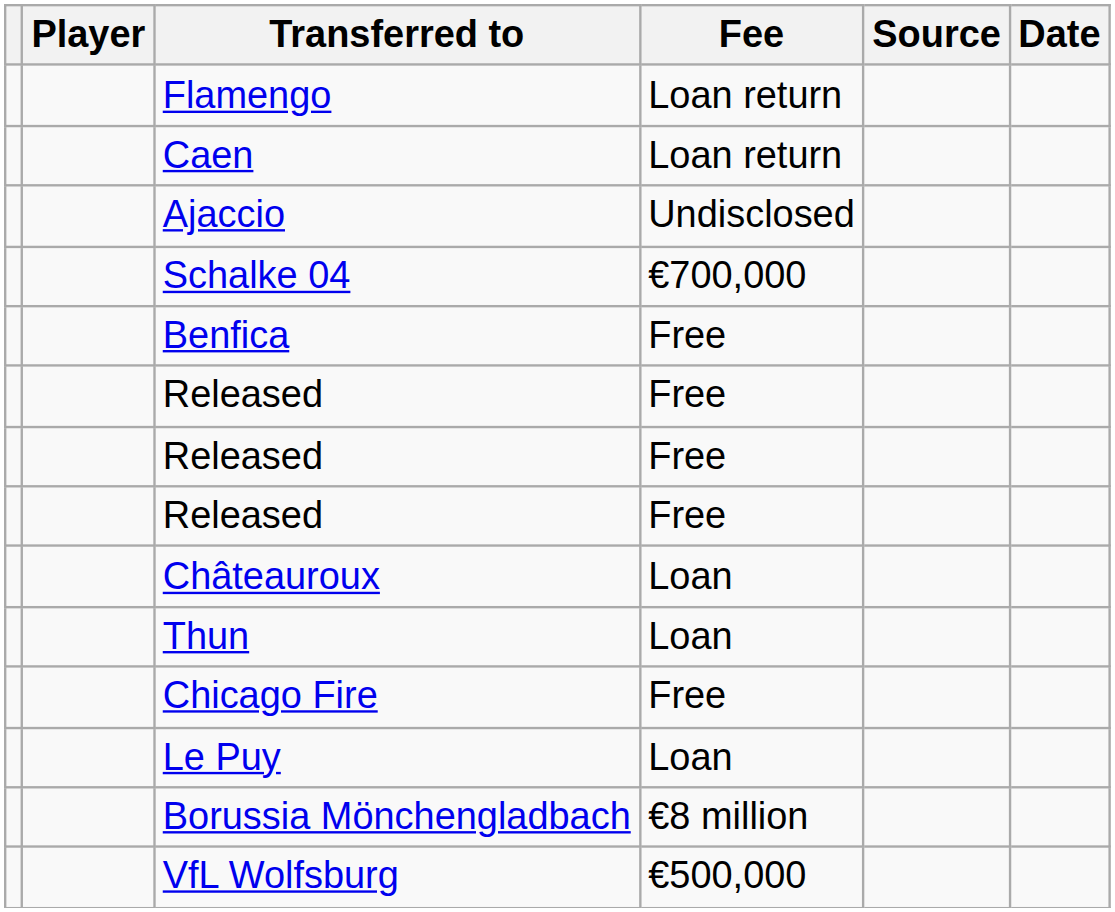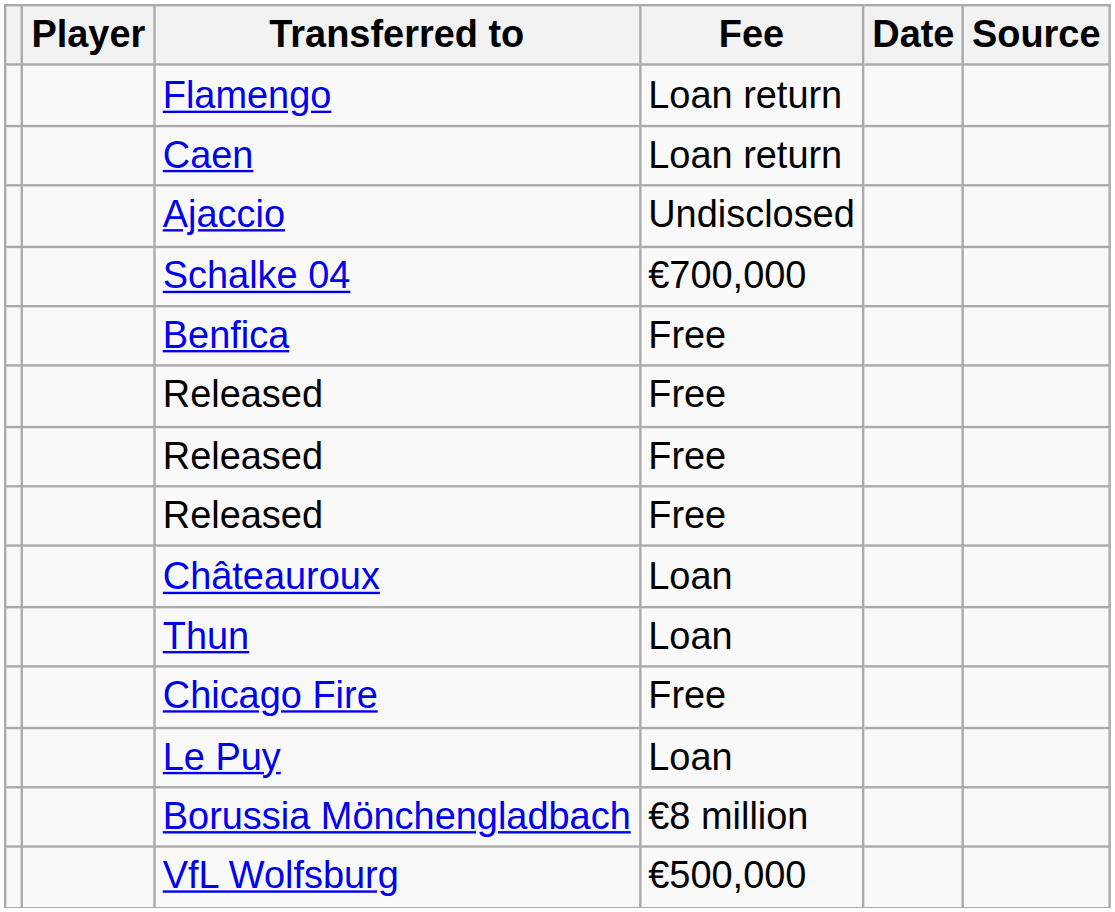columns swapped: (1059, 34) <-> (937, 34)
